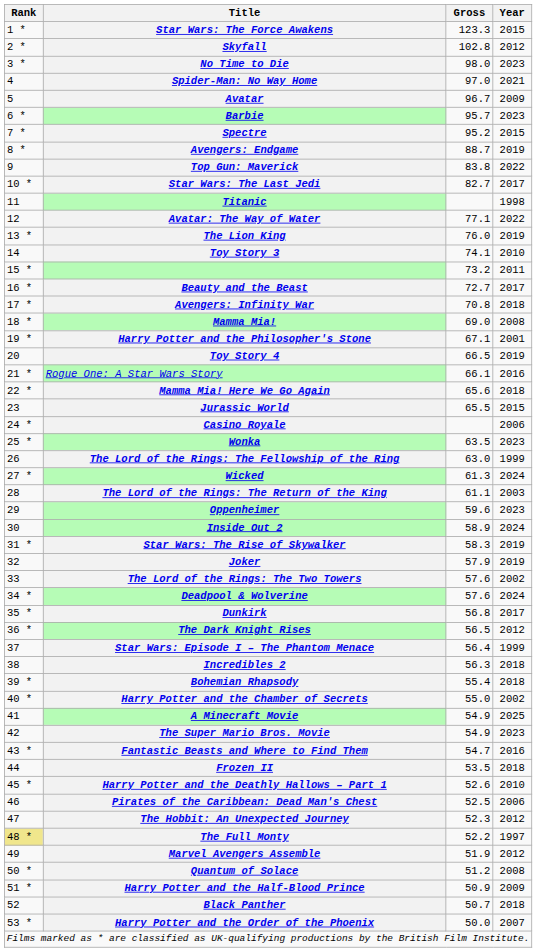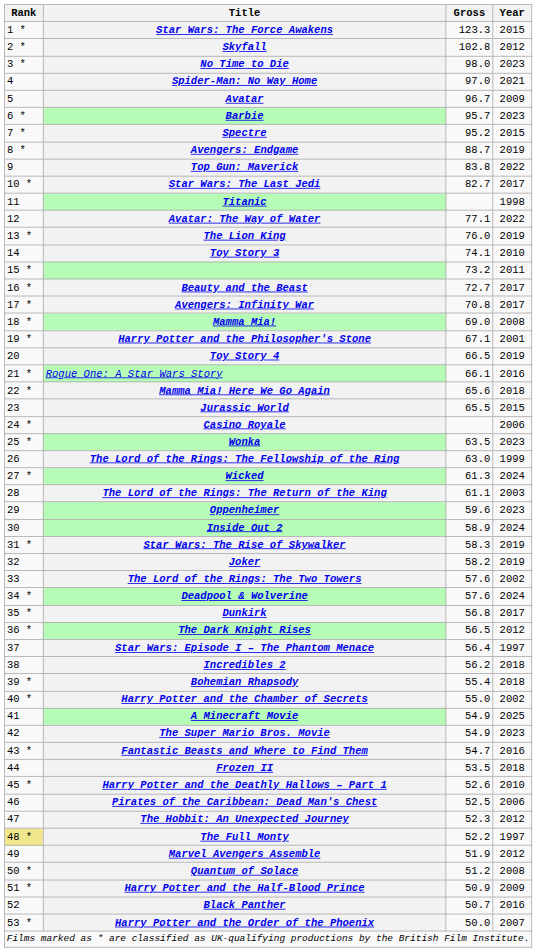(512, 305) 2018 -> (512, 305) 2017
(478, 562) 57.9 -> (478, 562) 58.2
(512, 648) 1999 -> (512, 648) 1997
(478, 665) 56.3 -> (478, 665) 56.2
(512, 905) 2018 -> (512, 905) 2016
